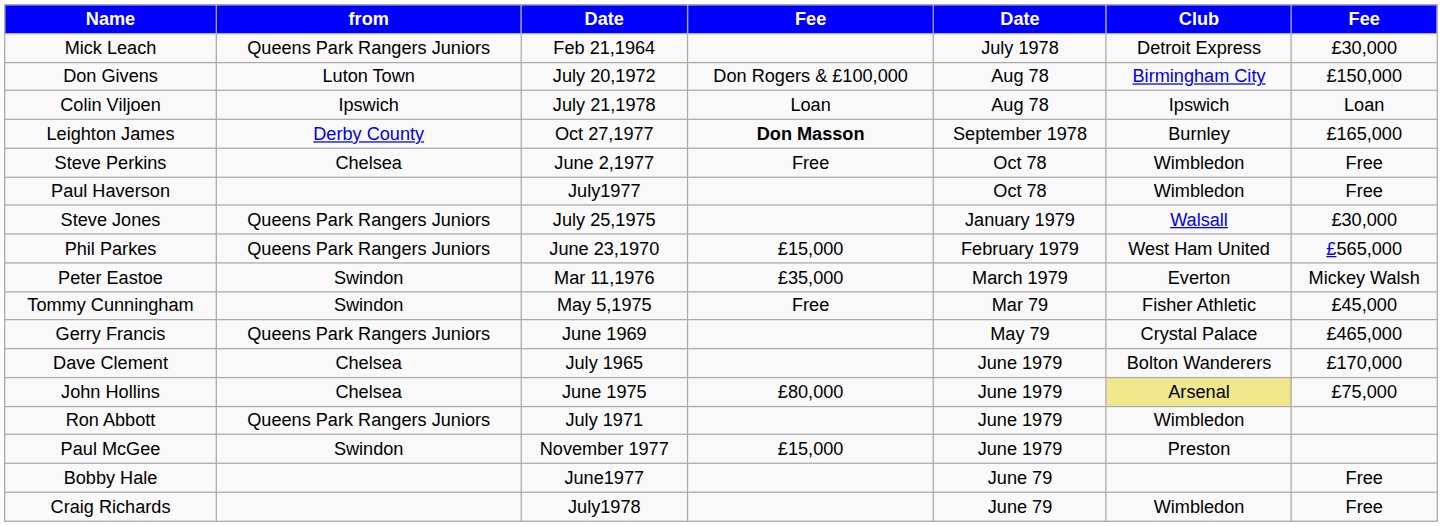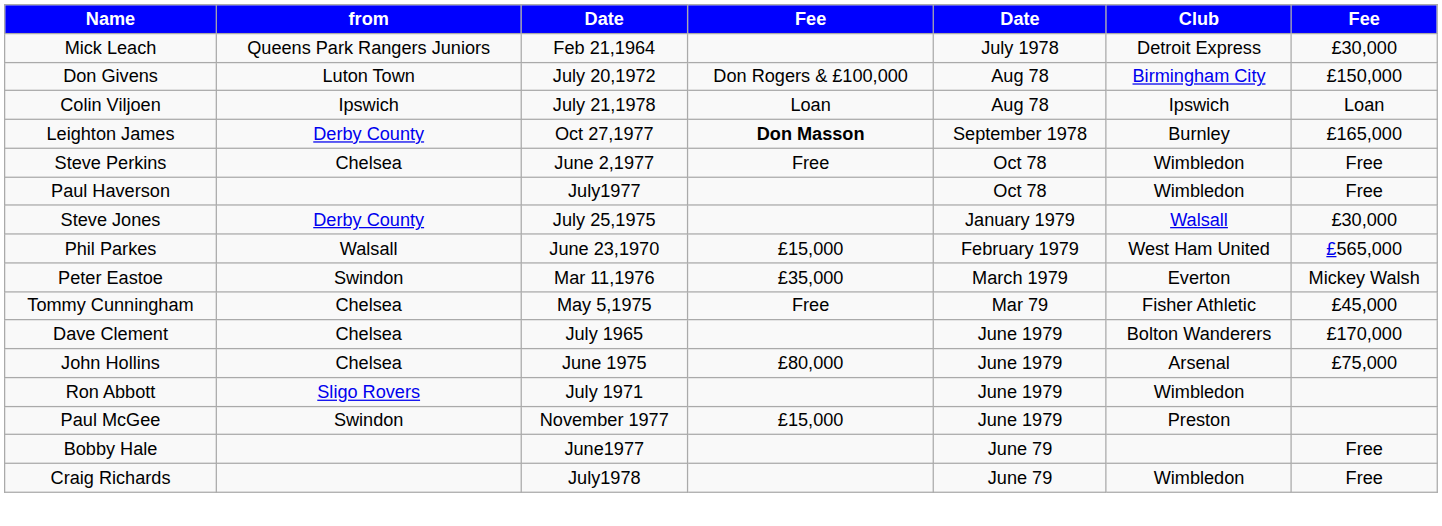(369, 220) Queens Park Rangers Juniors -> (369, 220) Derby County
(369, 249) Queens Park Rangers Juniors -> (369, 249) Walsall
(369, 306) Swindon -> (369, 306) Chelsea
- row: (111, 335)
(1199, 392) khaki background -> (1199, 363) no background
(369, 421) Queens Park Rangers Juniors -> (369, 392) Sligo Rovers
